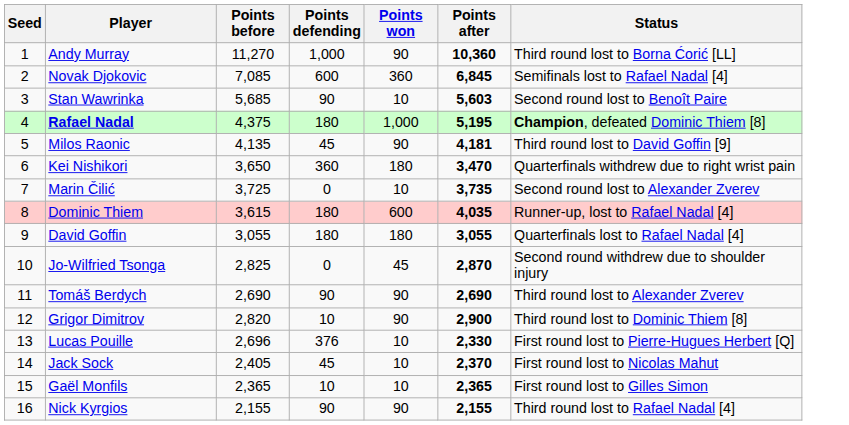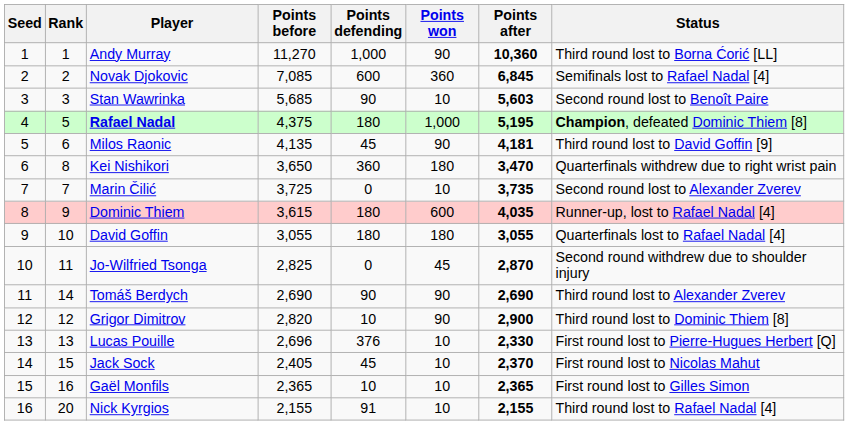+ column: (66, 23)
(327, 409) 90 -> (368, 409) 91
(401, 409) 90 -> (442, 409) 10
